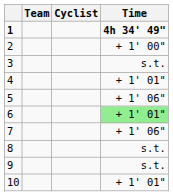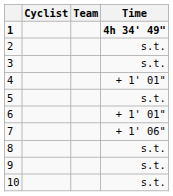columns swapped: (76, 13) <-> (37, 13)
(141, 47) + 1' 00" -> (153, 47) s.t.
(141, 98) + 1' 06" -> (153, 98) s.t.
(141, 115) lightgreen background -> (141, 115) no background
(141, 182) + 1' 01" -> (153, 182) s.t.
